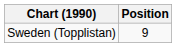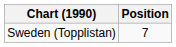(145, 33) 9 -> (145, 33) 7
